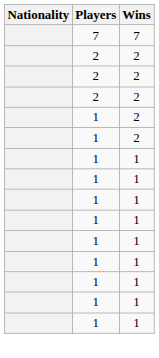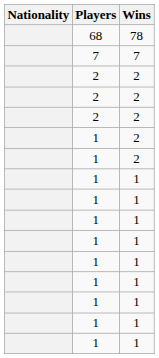+ row: (96, 35)
